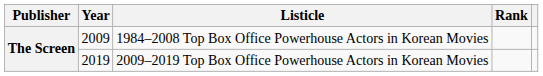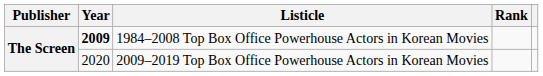(96, 37) normal -> (96, 37) bold
(96, 60) 2019 -> (96, 60) 2020
